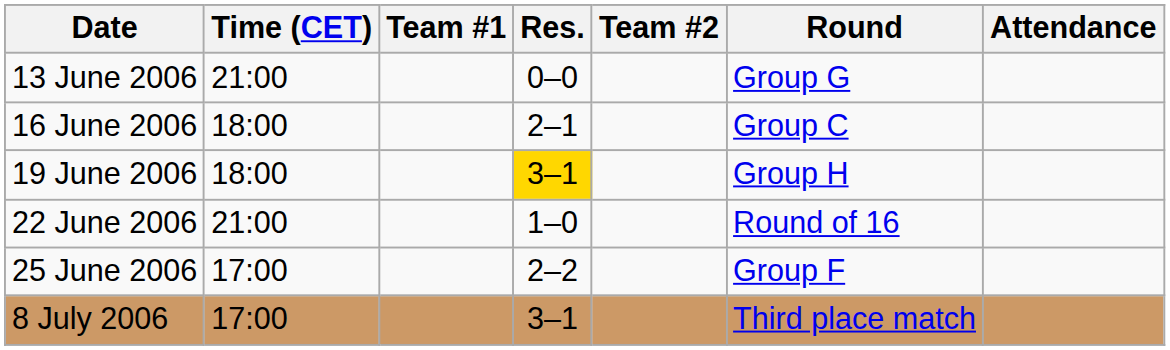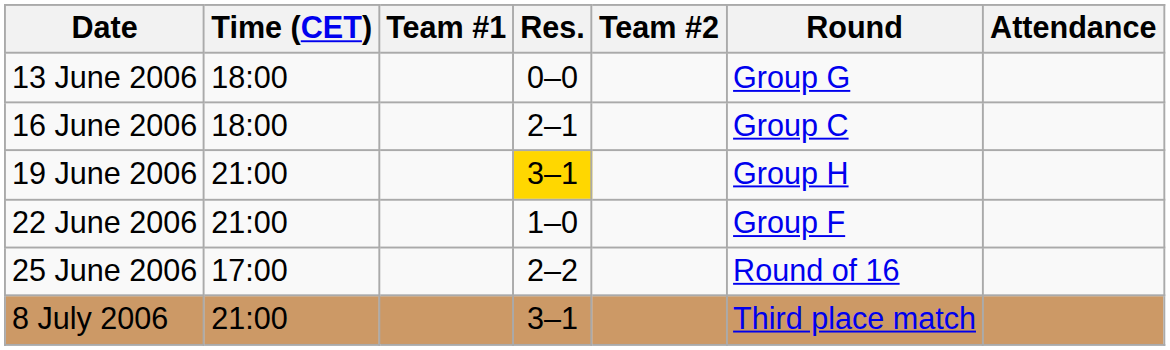(250, 77) 21:00 -> (250, 77) 18:00
(250, 174) 18:00 -> (250, 174) 21:00
(816, 222) Round of 16 -> (789, 222) Group F
(789, 271) Group F -> (816, 271) Round of 16
(250, 319) 17:00 -> (250, 319) 21:00
